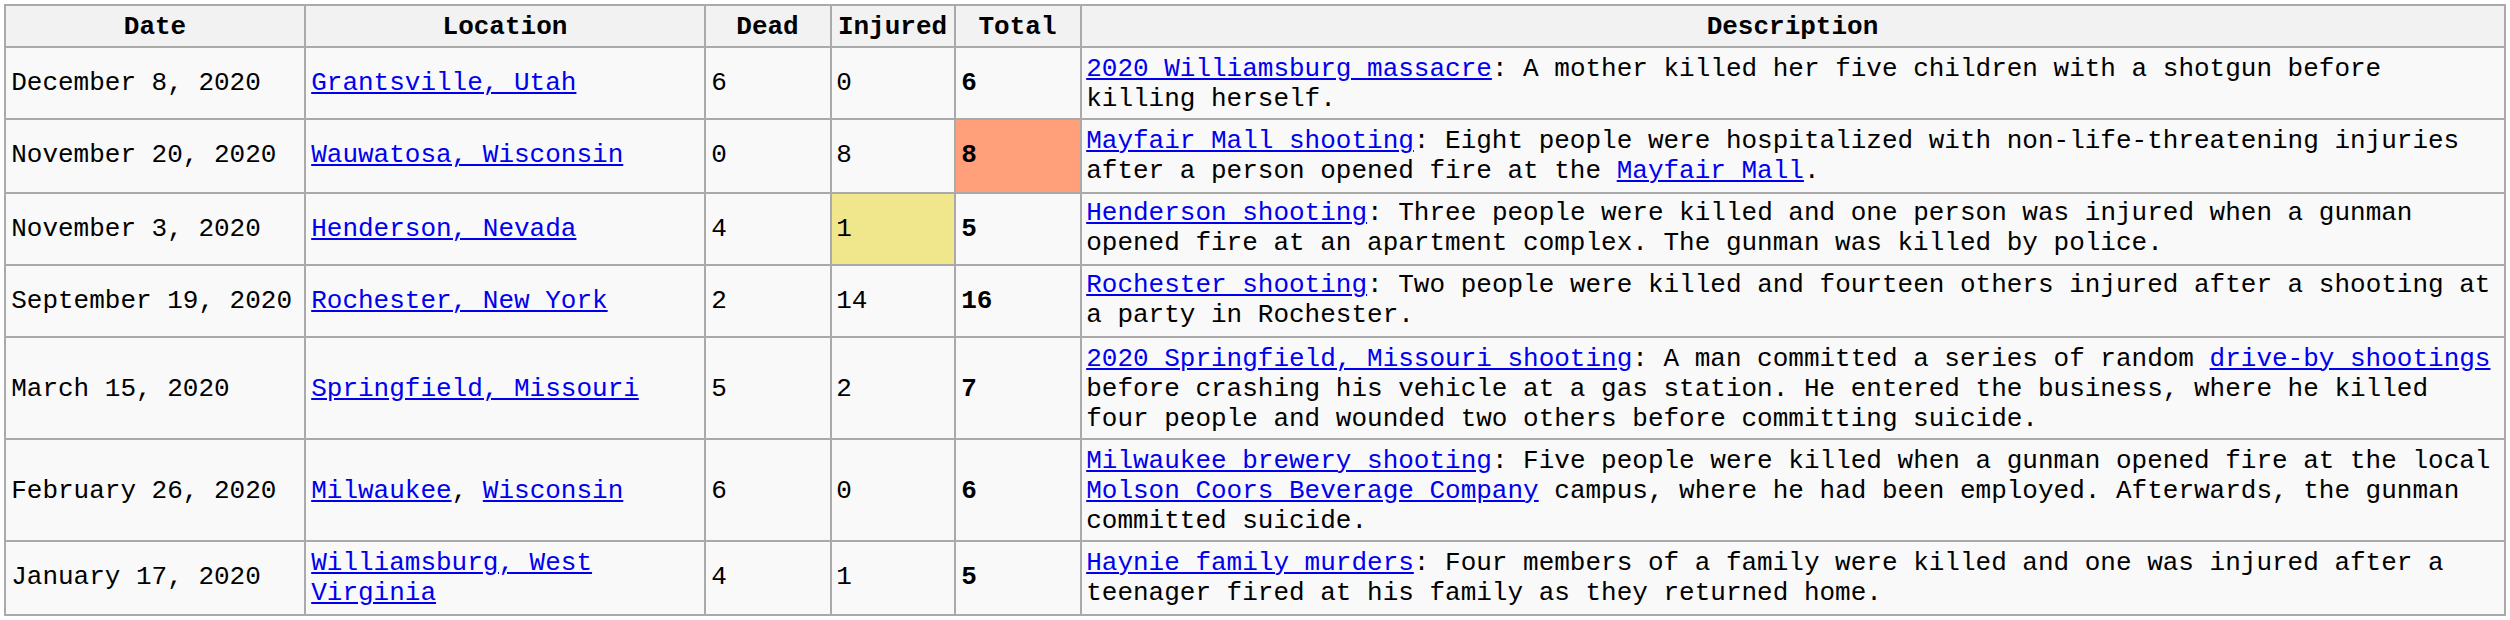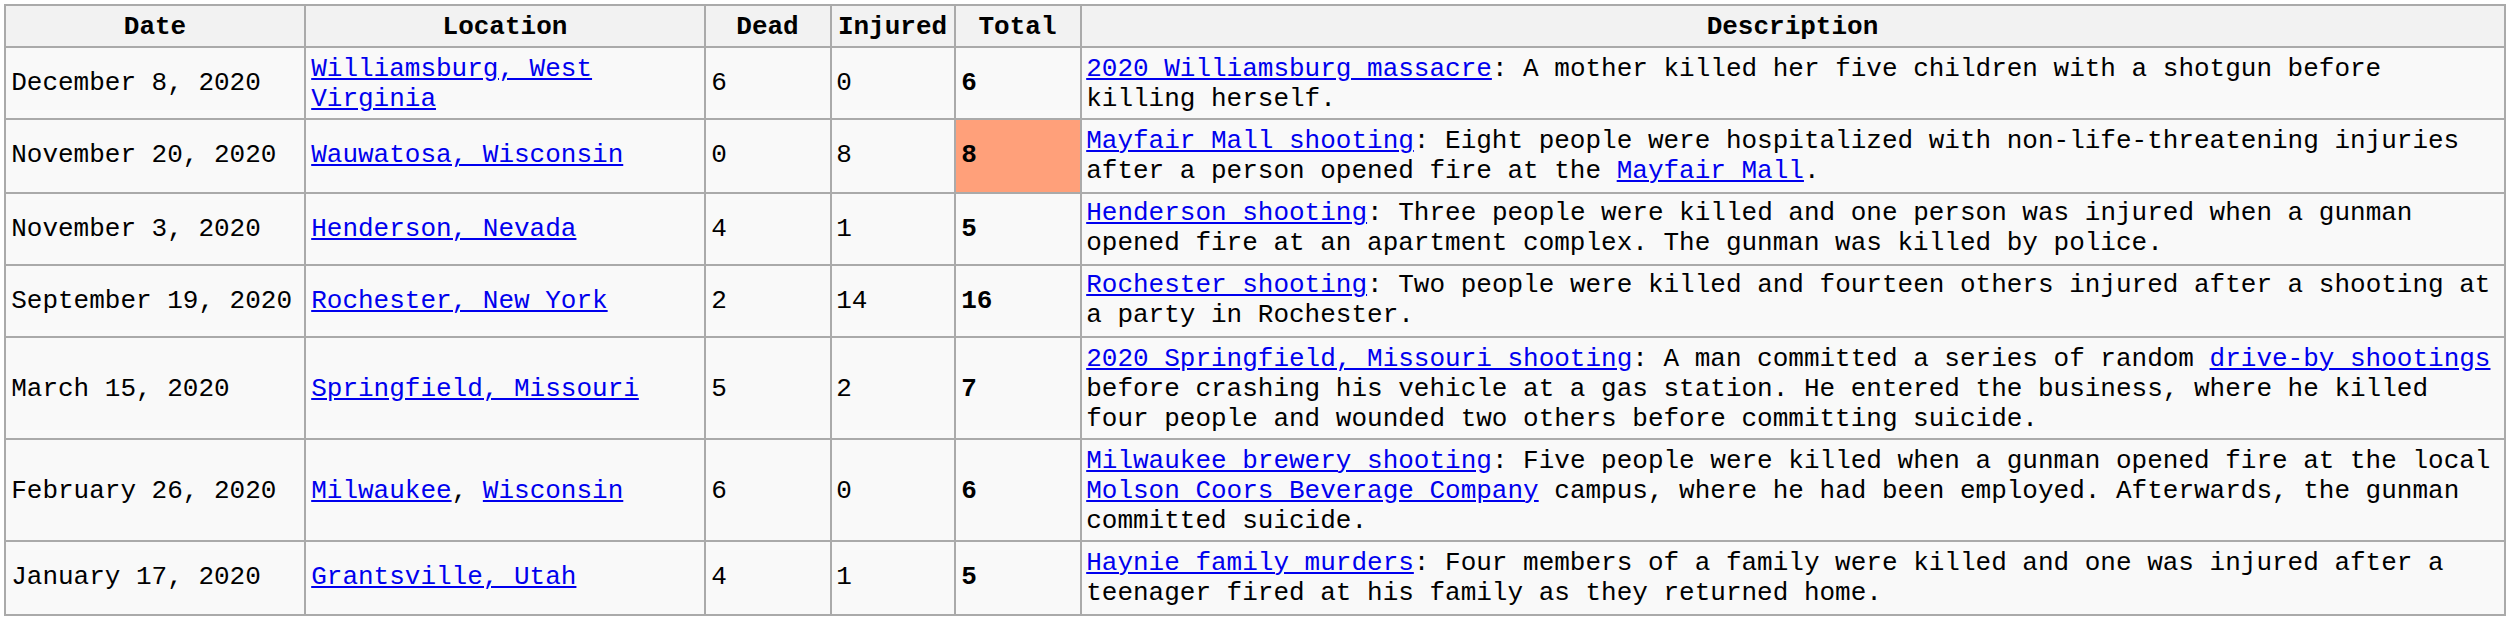(444, 84) Grantsville, Utah -> (452, 84) Williamsburg, West Virginia
(844, 228) khaki background -> (844, 228) no background
(452, 578) Williamsburg, West Virginia -> (444, 578) Grantsville, Utah
